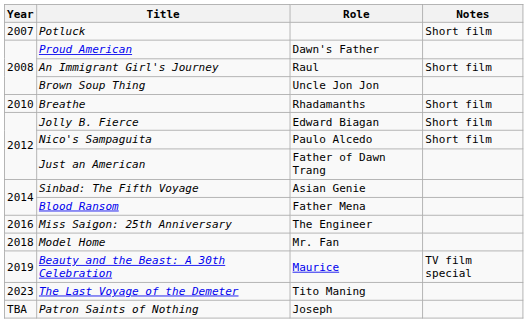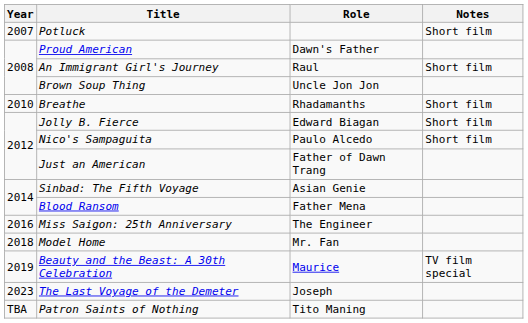(329, 291) Tito Maning -> (313, 291) Joseph
(313, 309) Joseph -> (329, 309) Tito Maning
